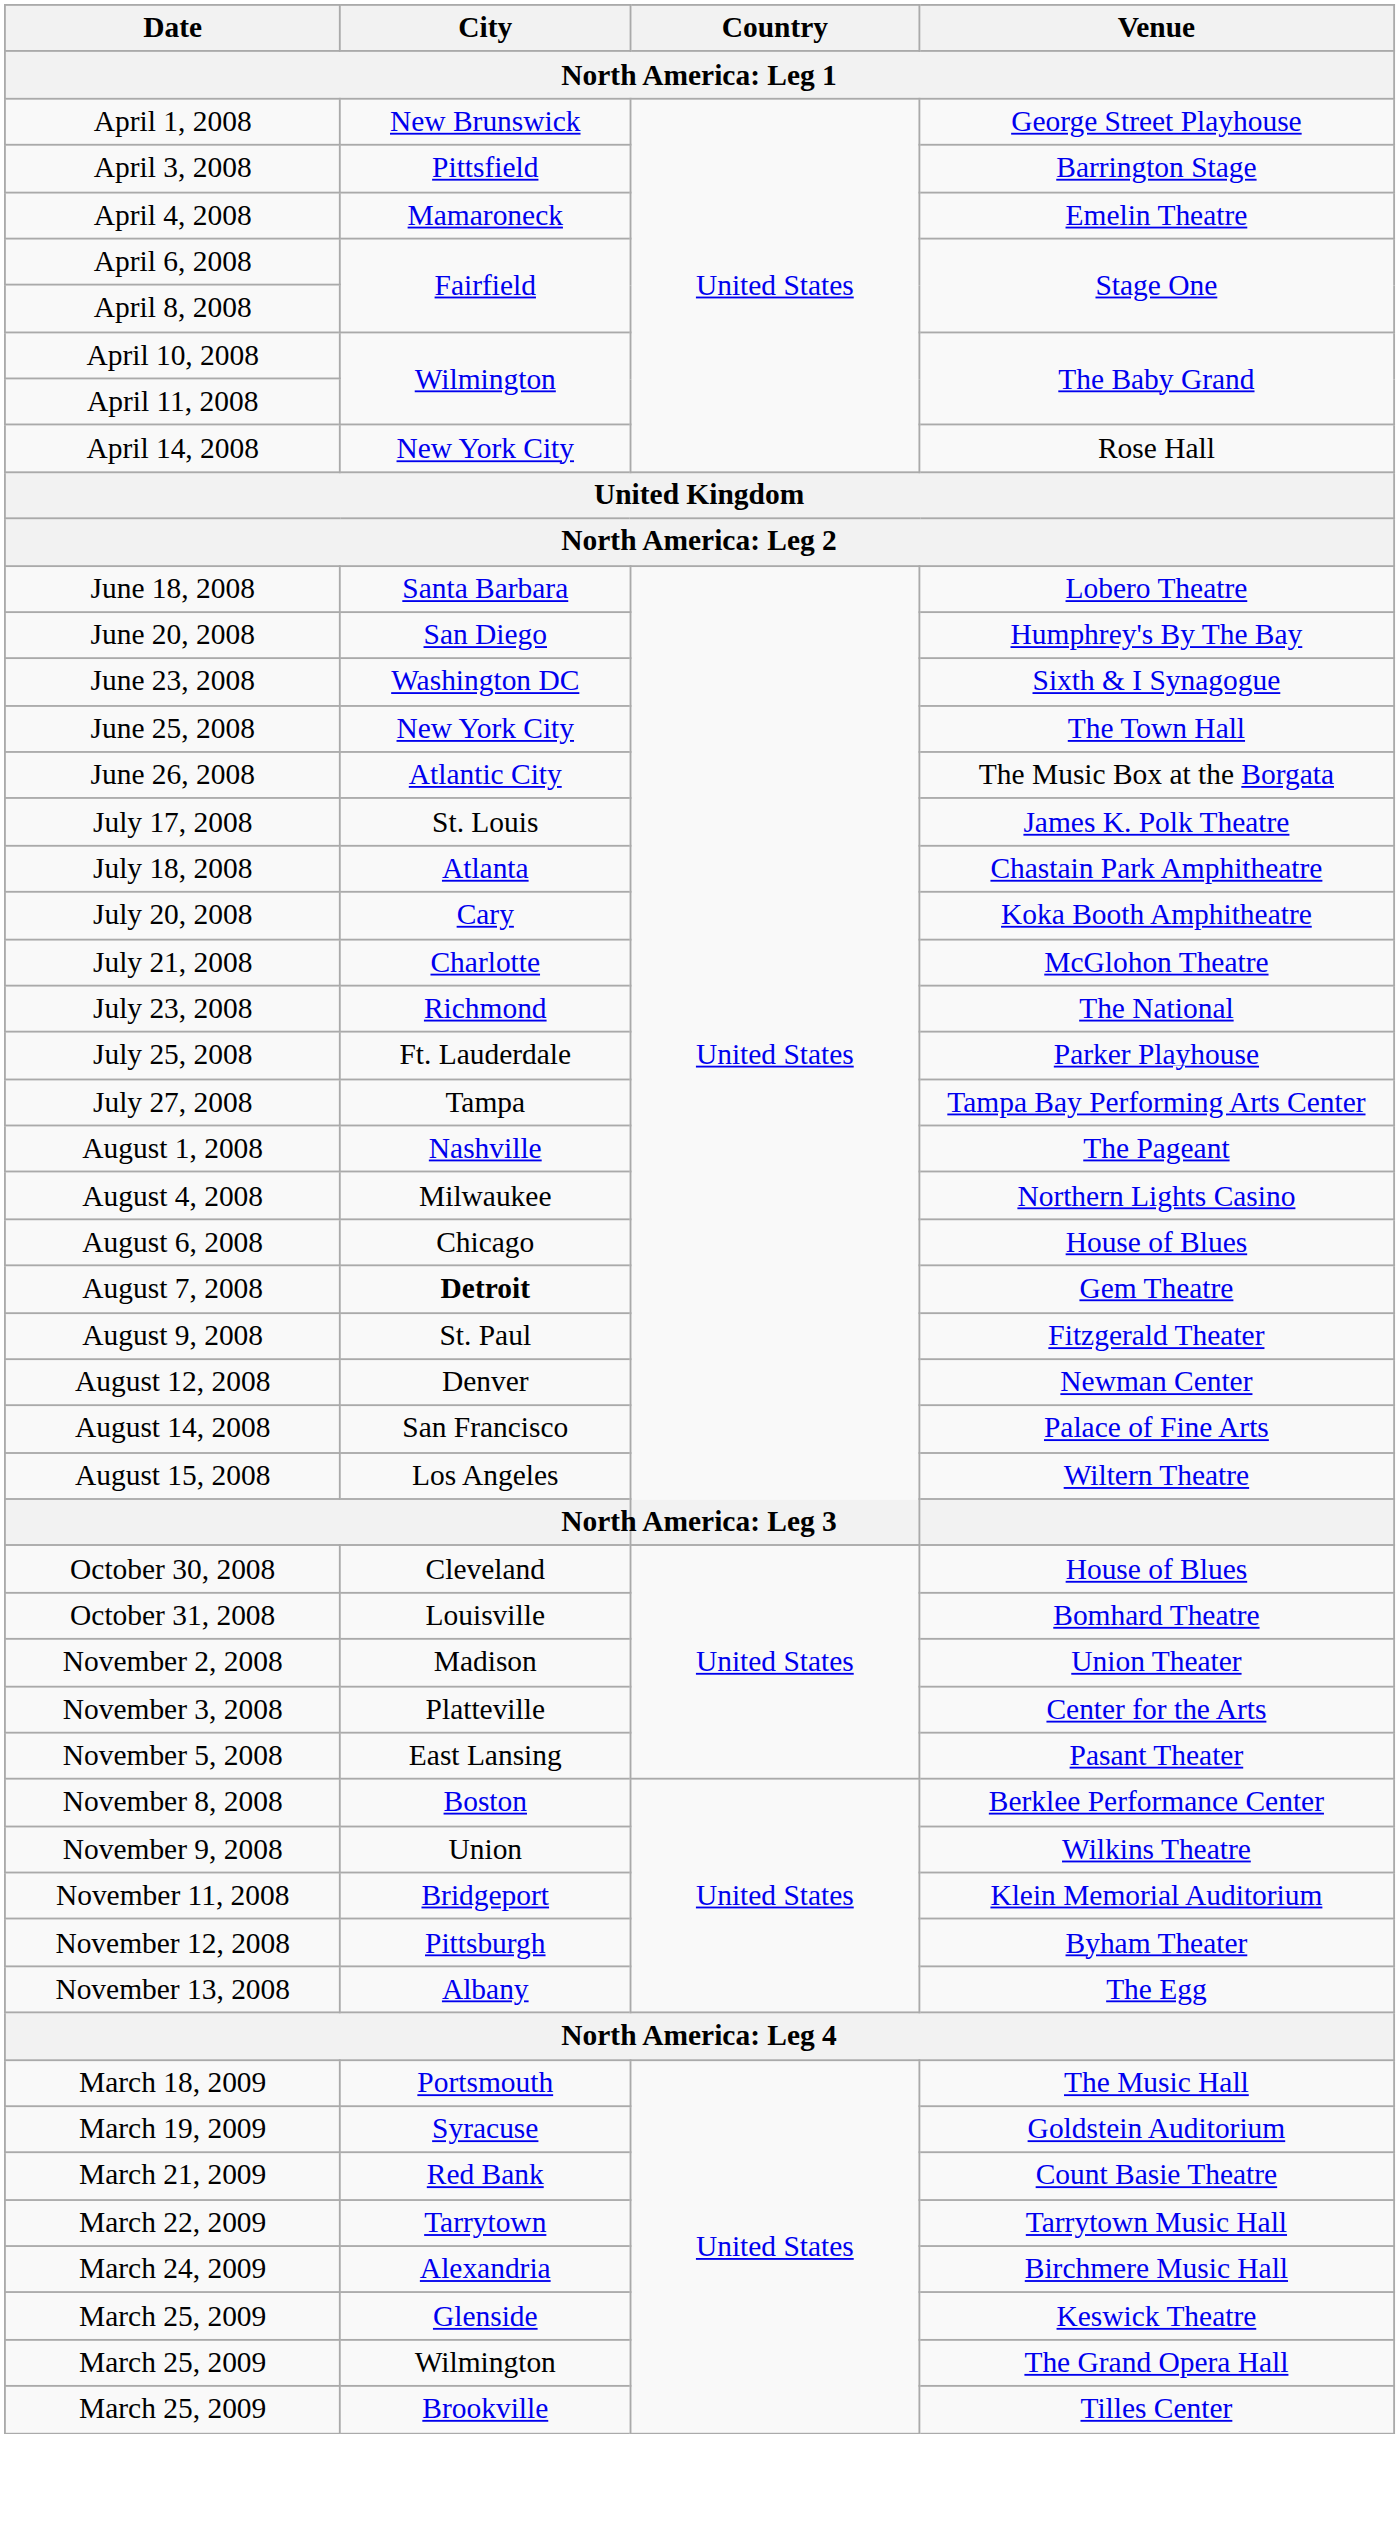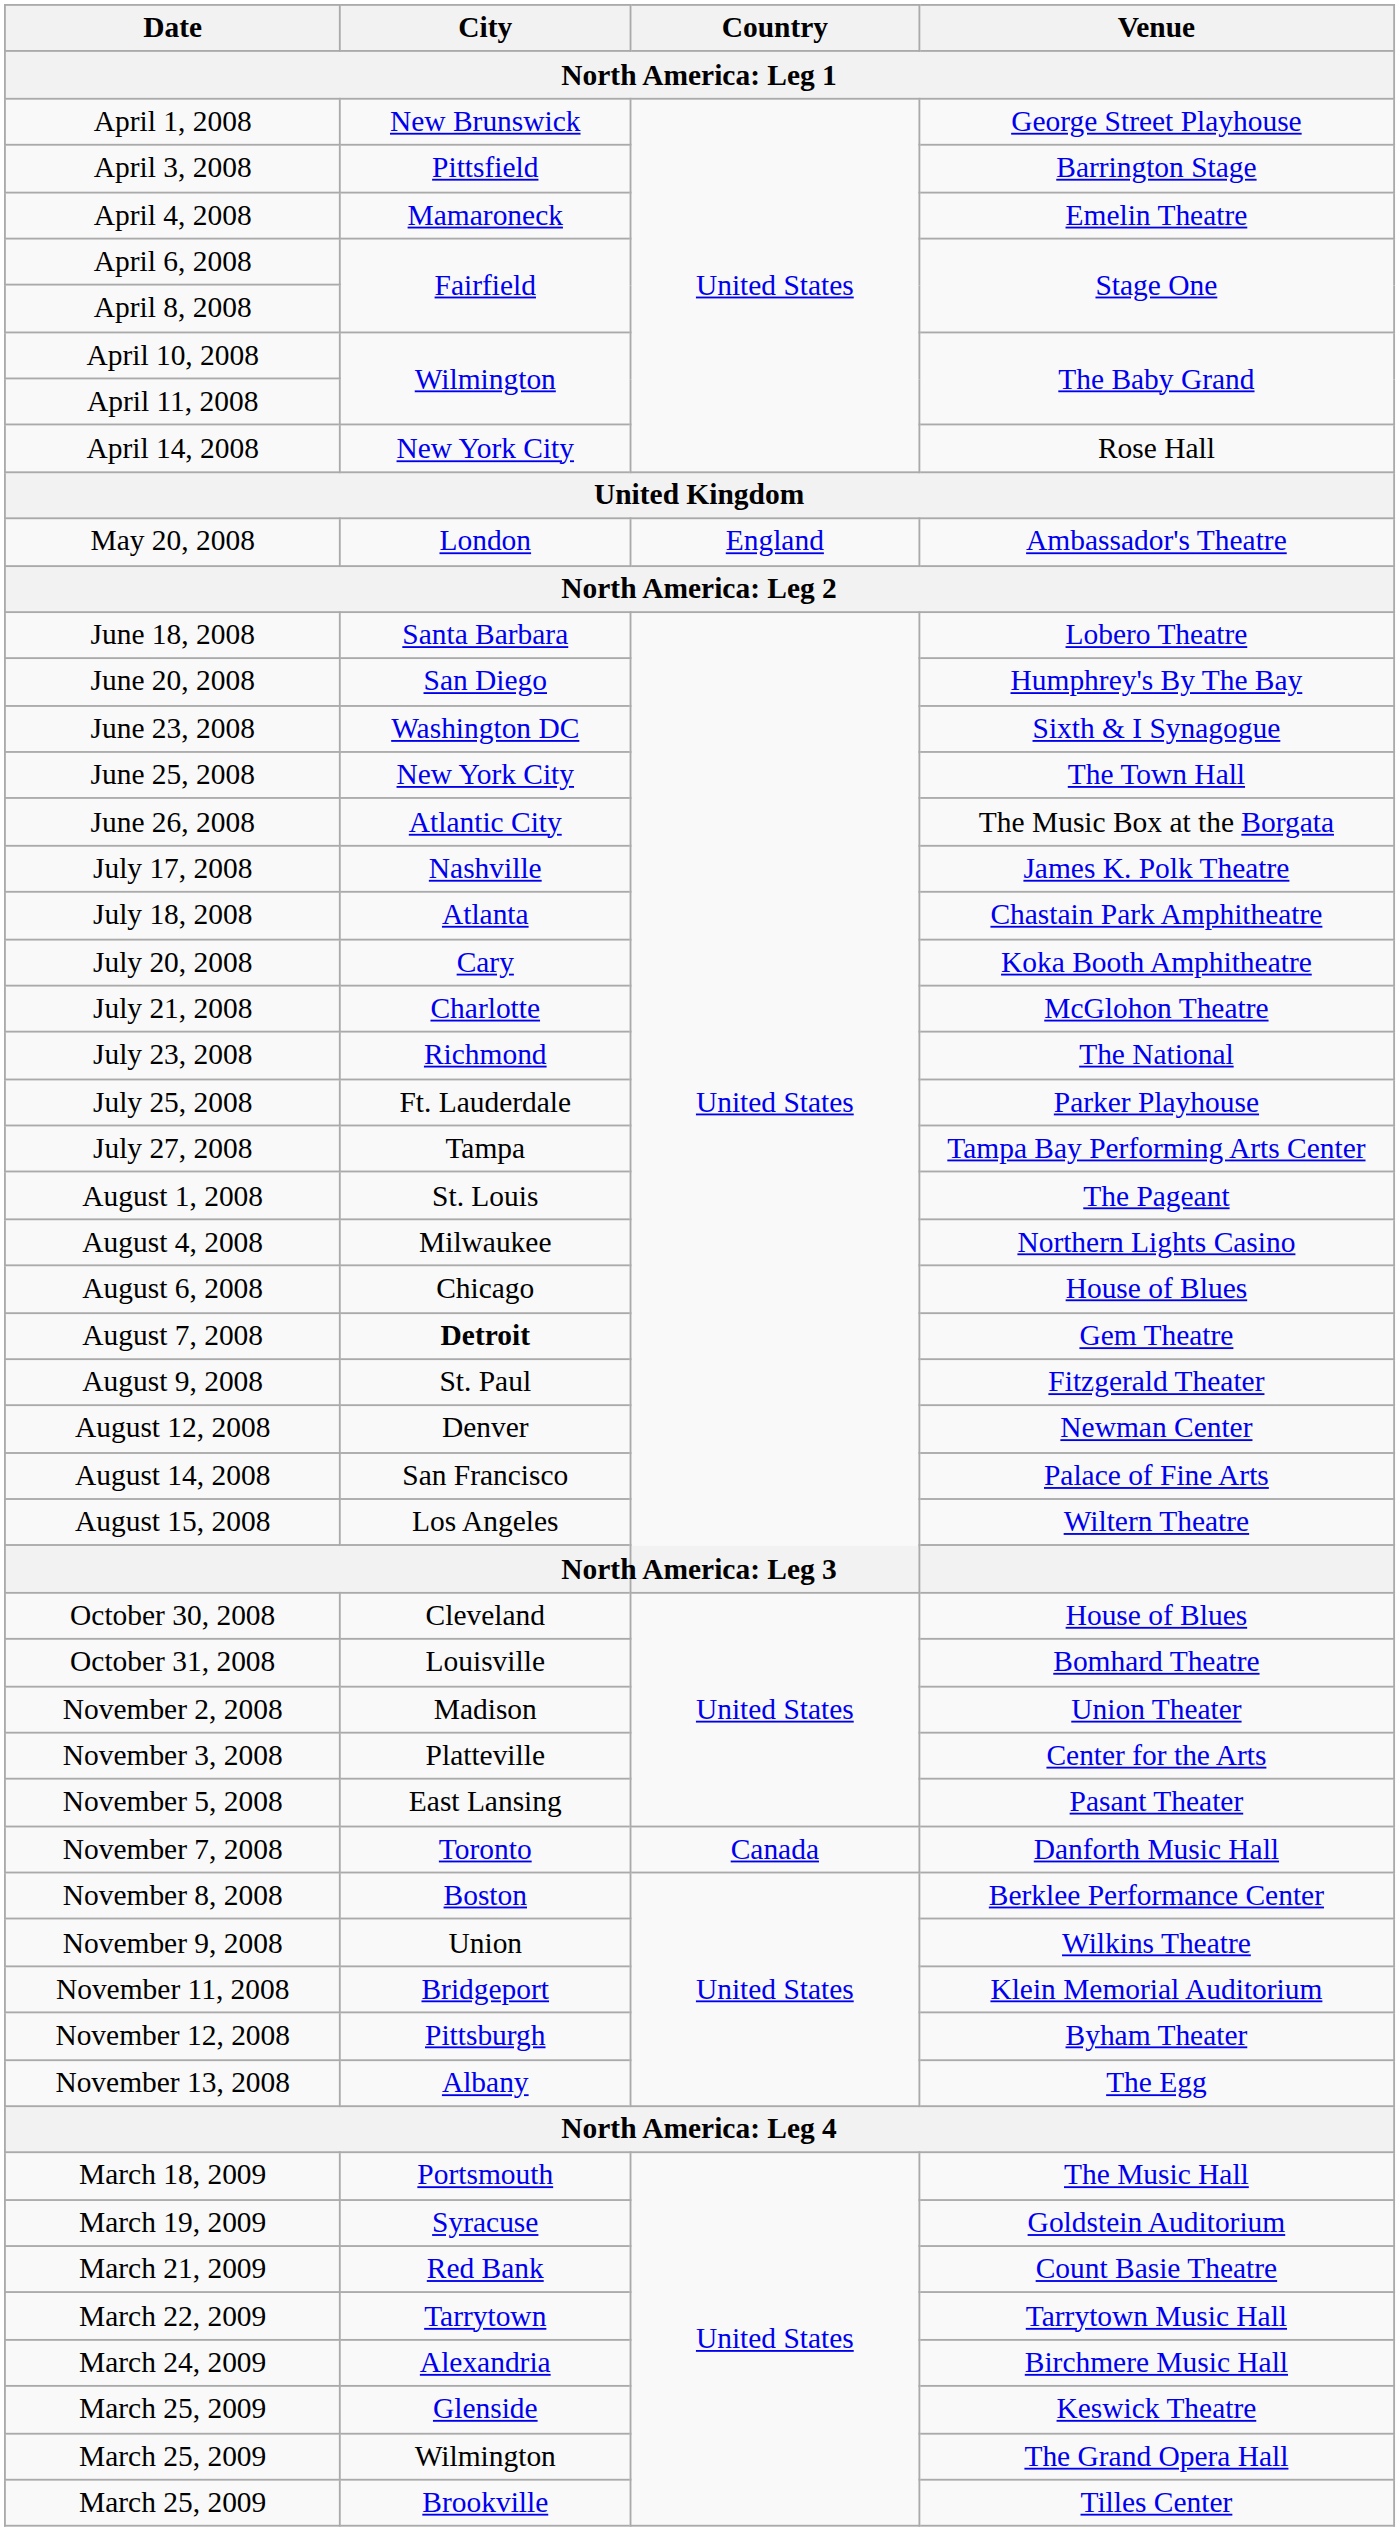+ row: (173, 541)
(485, 821) St. Louis -> (485, 868) Nashville
(485, 1148) Nashville -> (485, 1195) St. Louis
+ row: (173, 1848)
